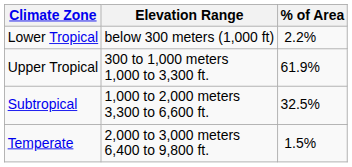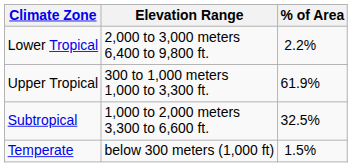(189, 37) below 300 meters (1,000 ft) -> (172, 45) 2,000 to 3,000 meters 6,400 to 9,800 ft.
(172, 142) 2,000 to 3,000 meters 6,400 to 9,800 ft. -> (189, 150) below 300 meters (1,000 ft)
